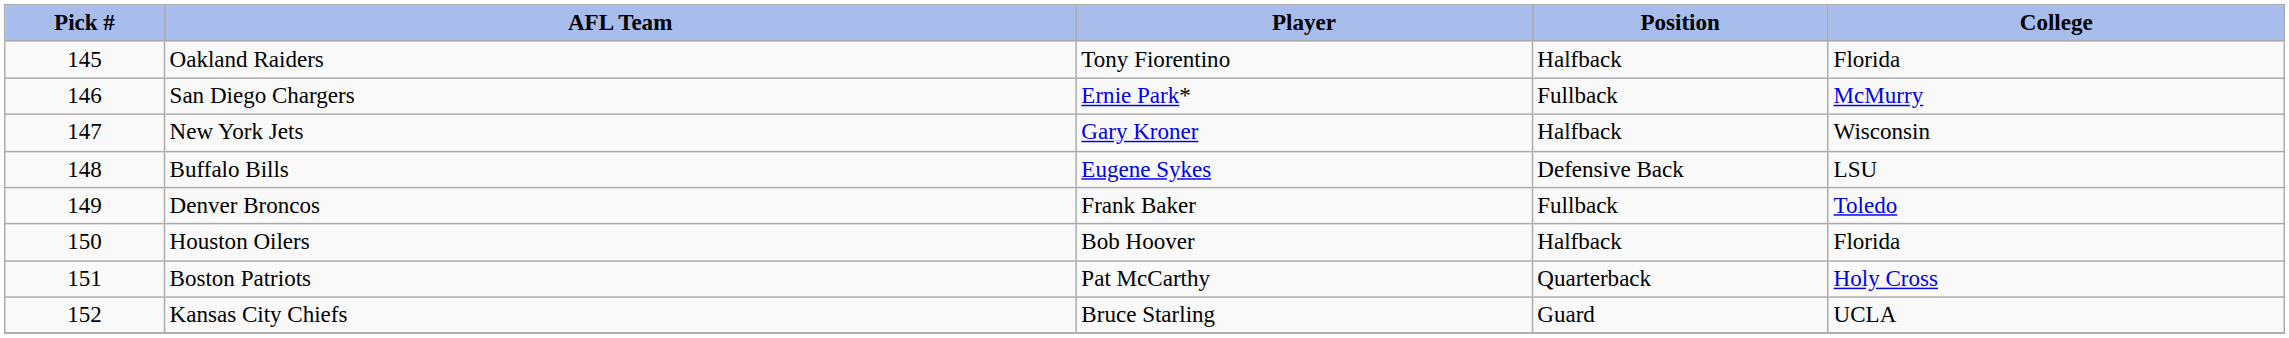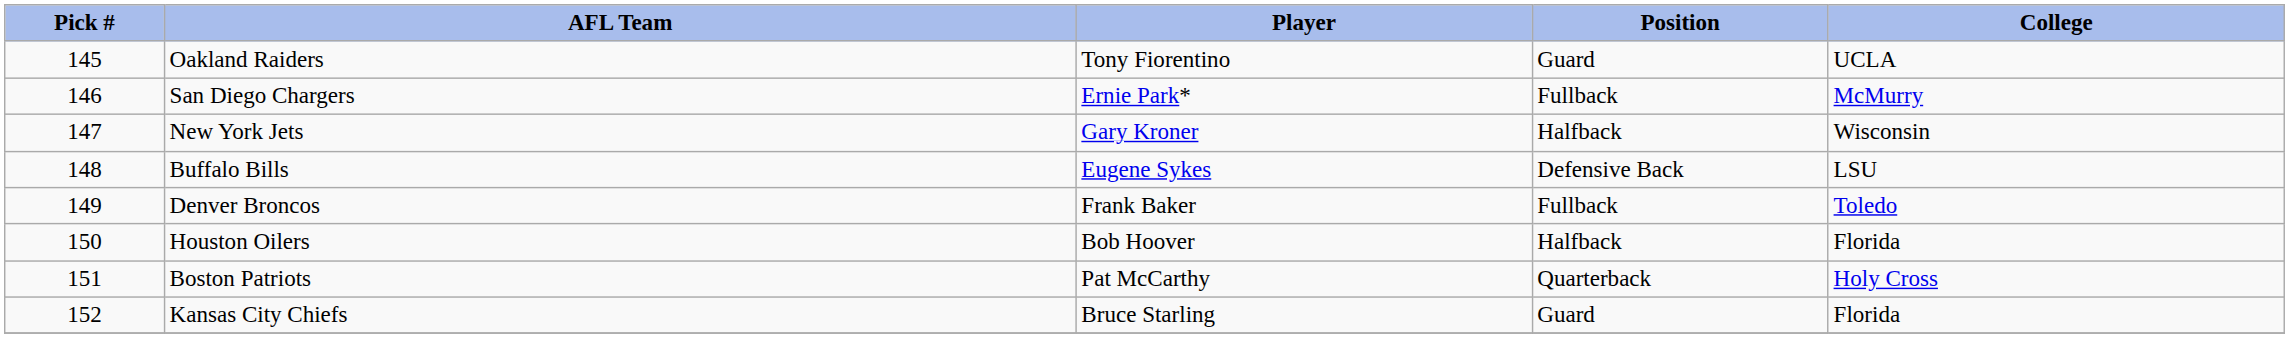(1579, 59) Halfback -> (1566, 59) Guard
(1867, 59) Florida -> (1865, 59) UCLA
(1865, 315) UCLA -> (1867, 315) Florida
